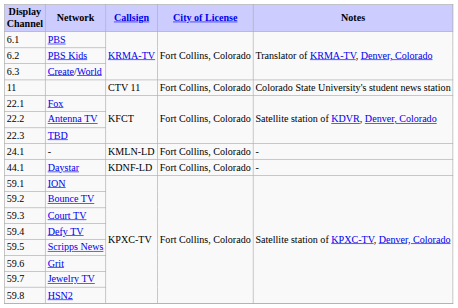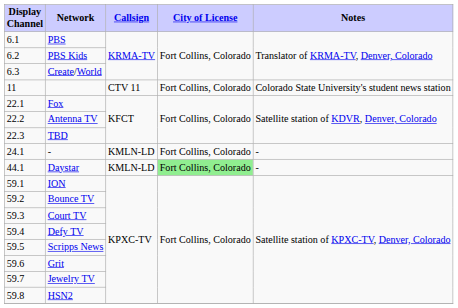(130, 167) KDNF-LD -> (131, 167) KMLN-LD
(205, 167) no background -> (205, 167) lightgreen background
